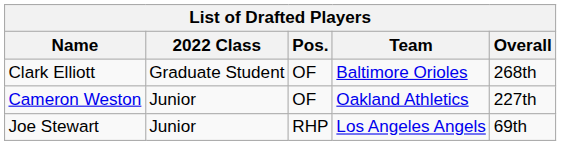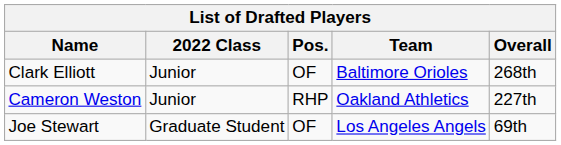(217, 72) Graduate Student -> (173, 72) Junior
(304, 99) OF -> (310, 99) RHP
(173, 126) Junior -> (217, 126) Graduate Student
(310, 126) RHP -> (304, 126) OF
